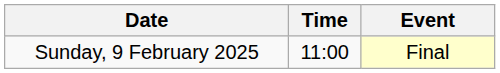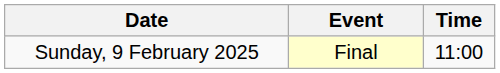columns swapped: (325, 20) <-> (428, 20)
